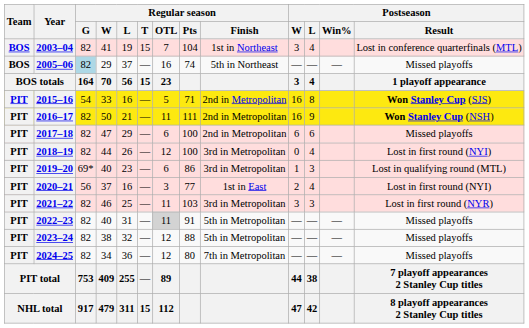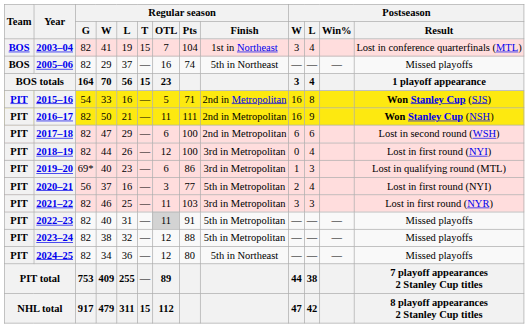(86, 65) lightblue background -> (86, 65) no background
(439, 134) Missed playoffs -> (439, 134) Lost in second round (WSH)
(245, 186) 1st in East -> (245, 186) 5th in Metropolitan
(245, 255) 7th in Metropolitan -> (245, 255) 5th in Northeast
